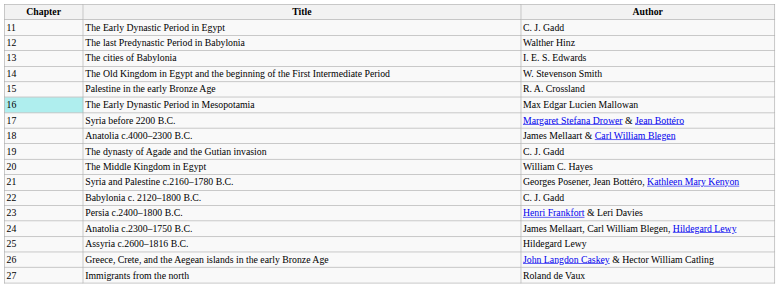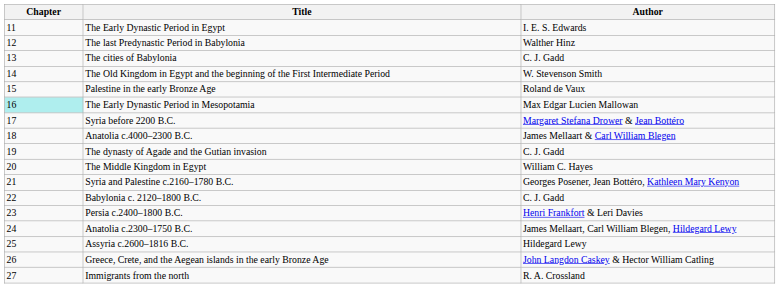(544, 27) C. J. Gadd -> (555, 27) I. E. S. Edwards
(555, 58) I. E. S. Edwards -> (544, 58) C. J. Gadd
(554, 89) R. A. Crossland -> (554, 89) Roland de Vaux
(554, 275) Roland de Vaux -> (554, 275) R. A. Crossland
